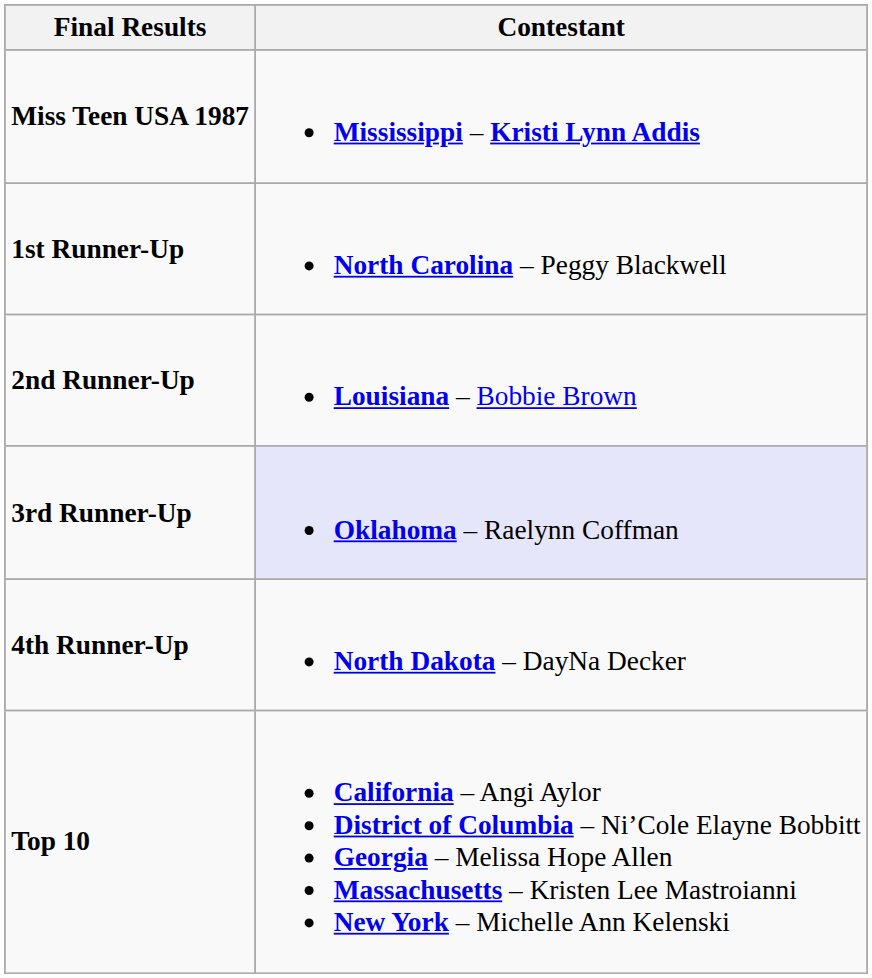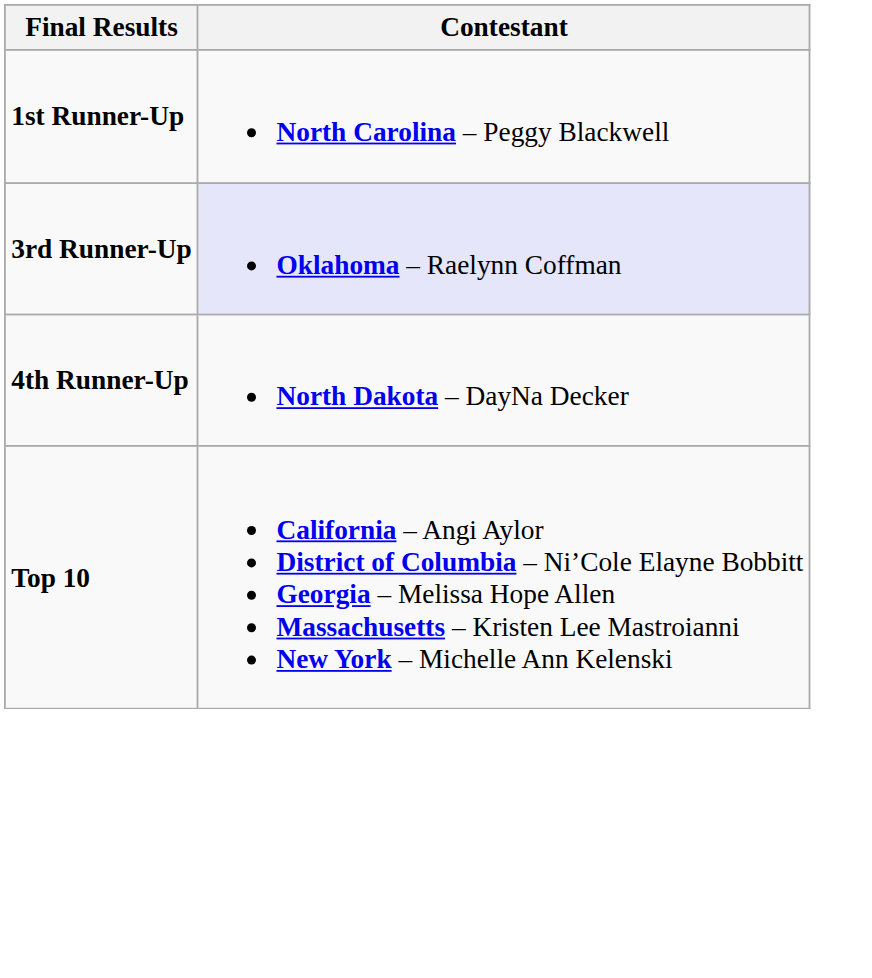- row: (130, 115)
- row: (103, 380)
